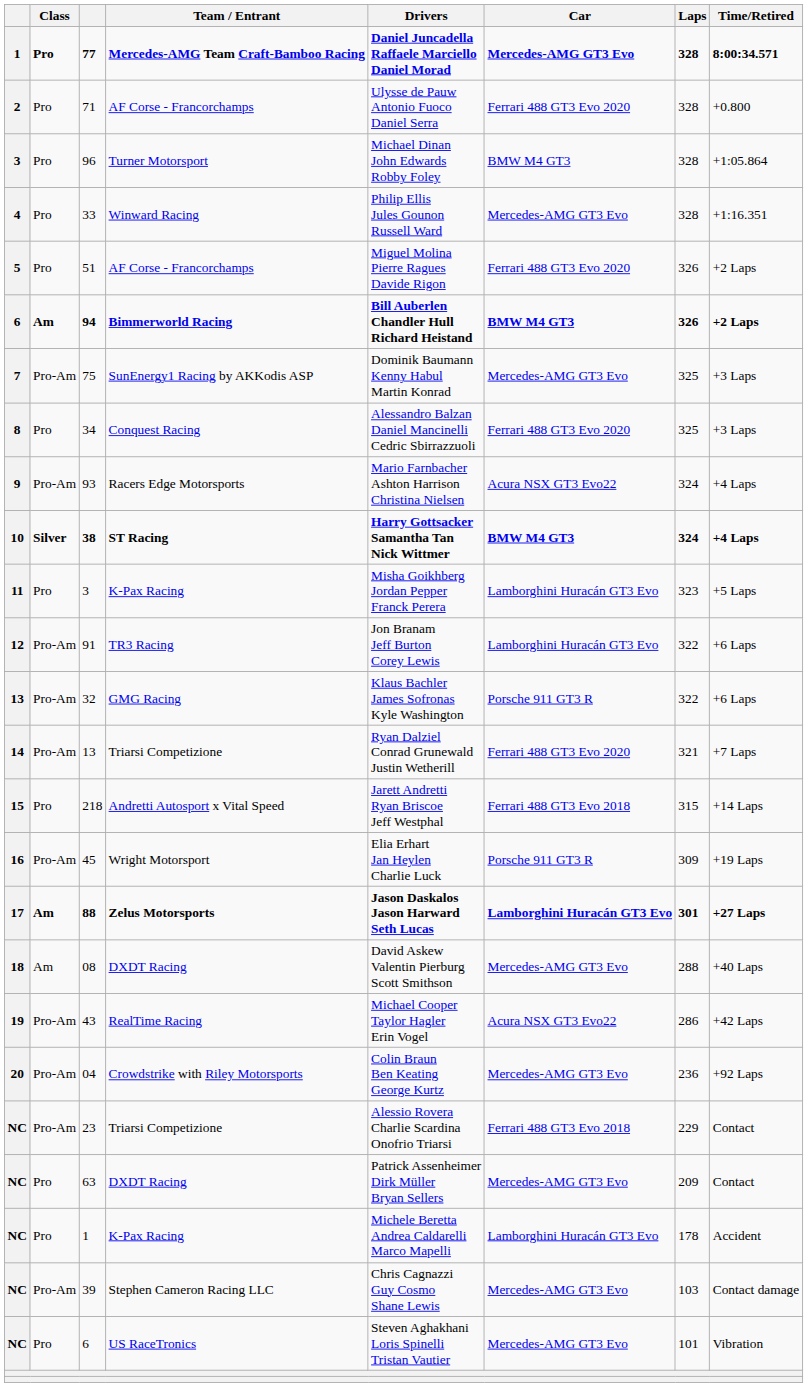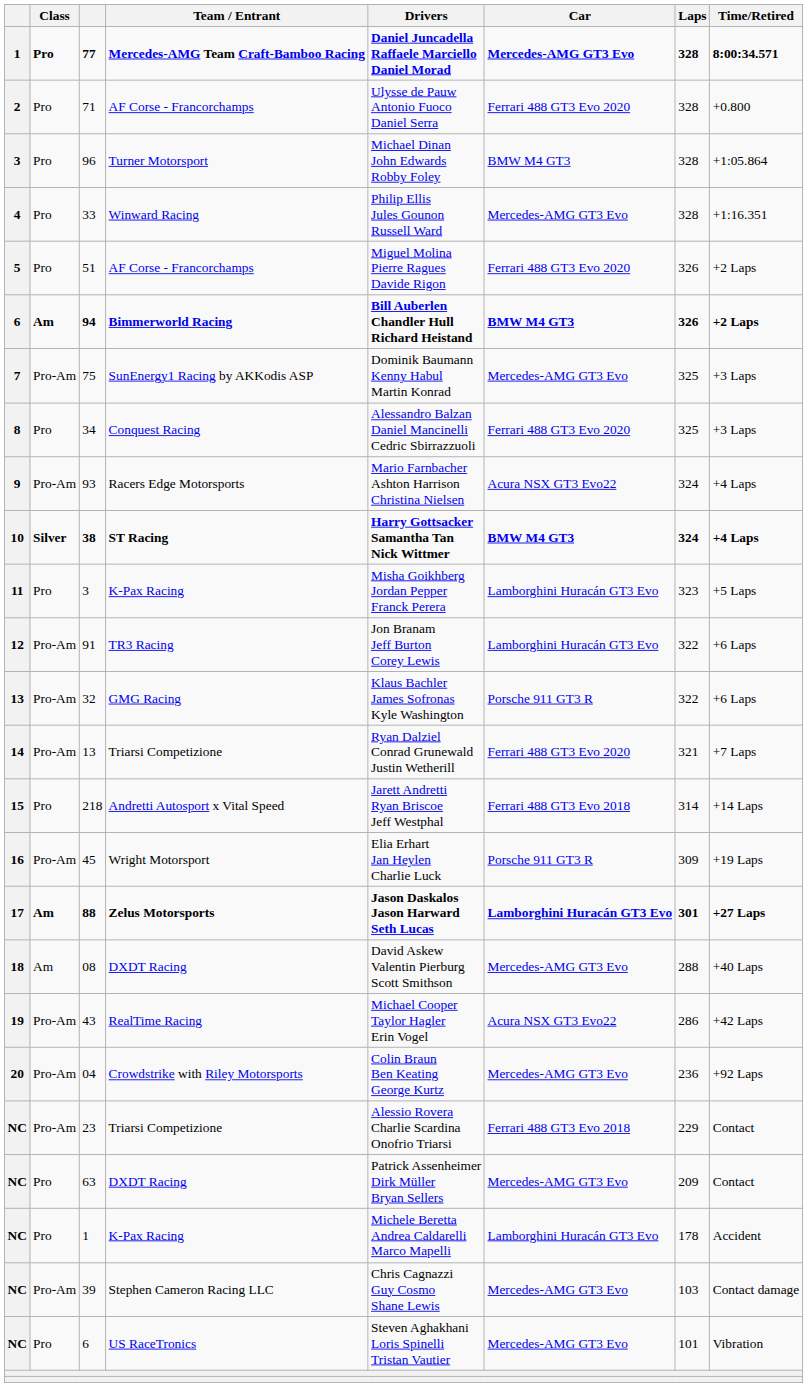(688, 805) 315 -> (688, 805) 314
